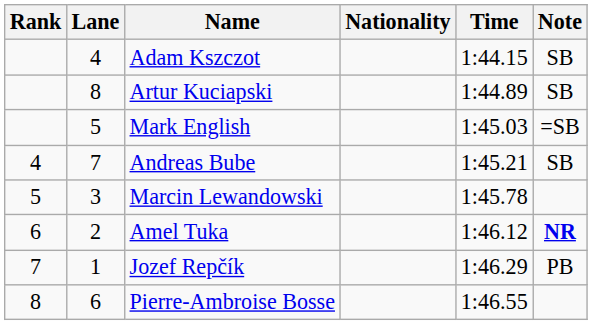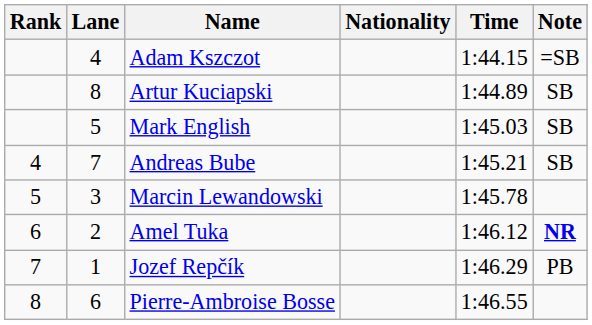(560, 57) SB -> (560, 57) =SB
(560, 127) =SB -> (560, 127) SB
